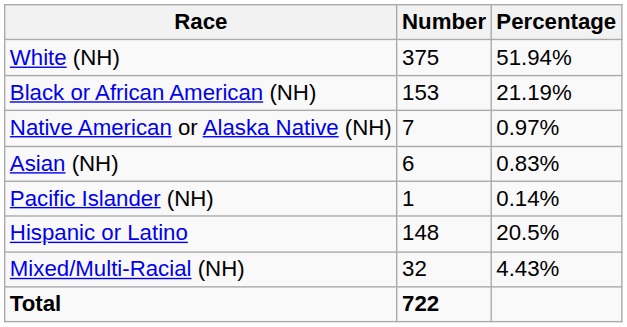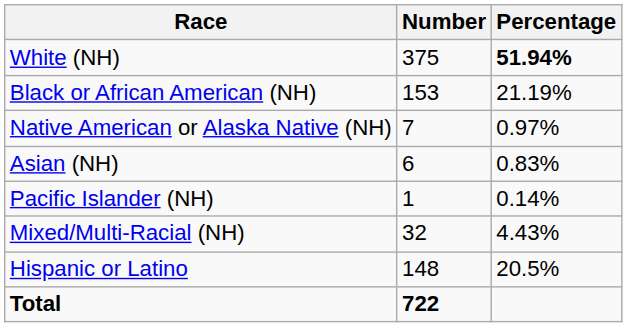(534, 57) normal -> (534, 57) bold
rows swapped: (127, 269) <-> (99, 233)
